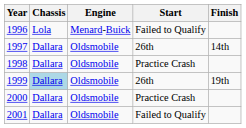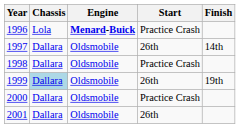(100, 30) normal -> (103, 30) bold
(171, 30) Failed to Qualify -> (170, 30) Practice Crash
(171, 115) Failed to Qualify -> (149, 115) 26th
